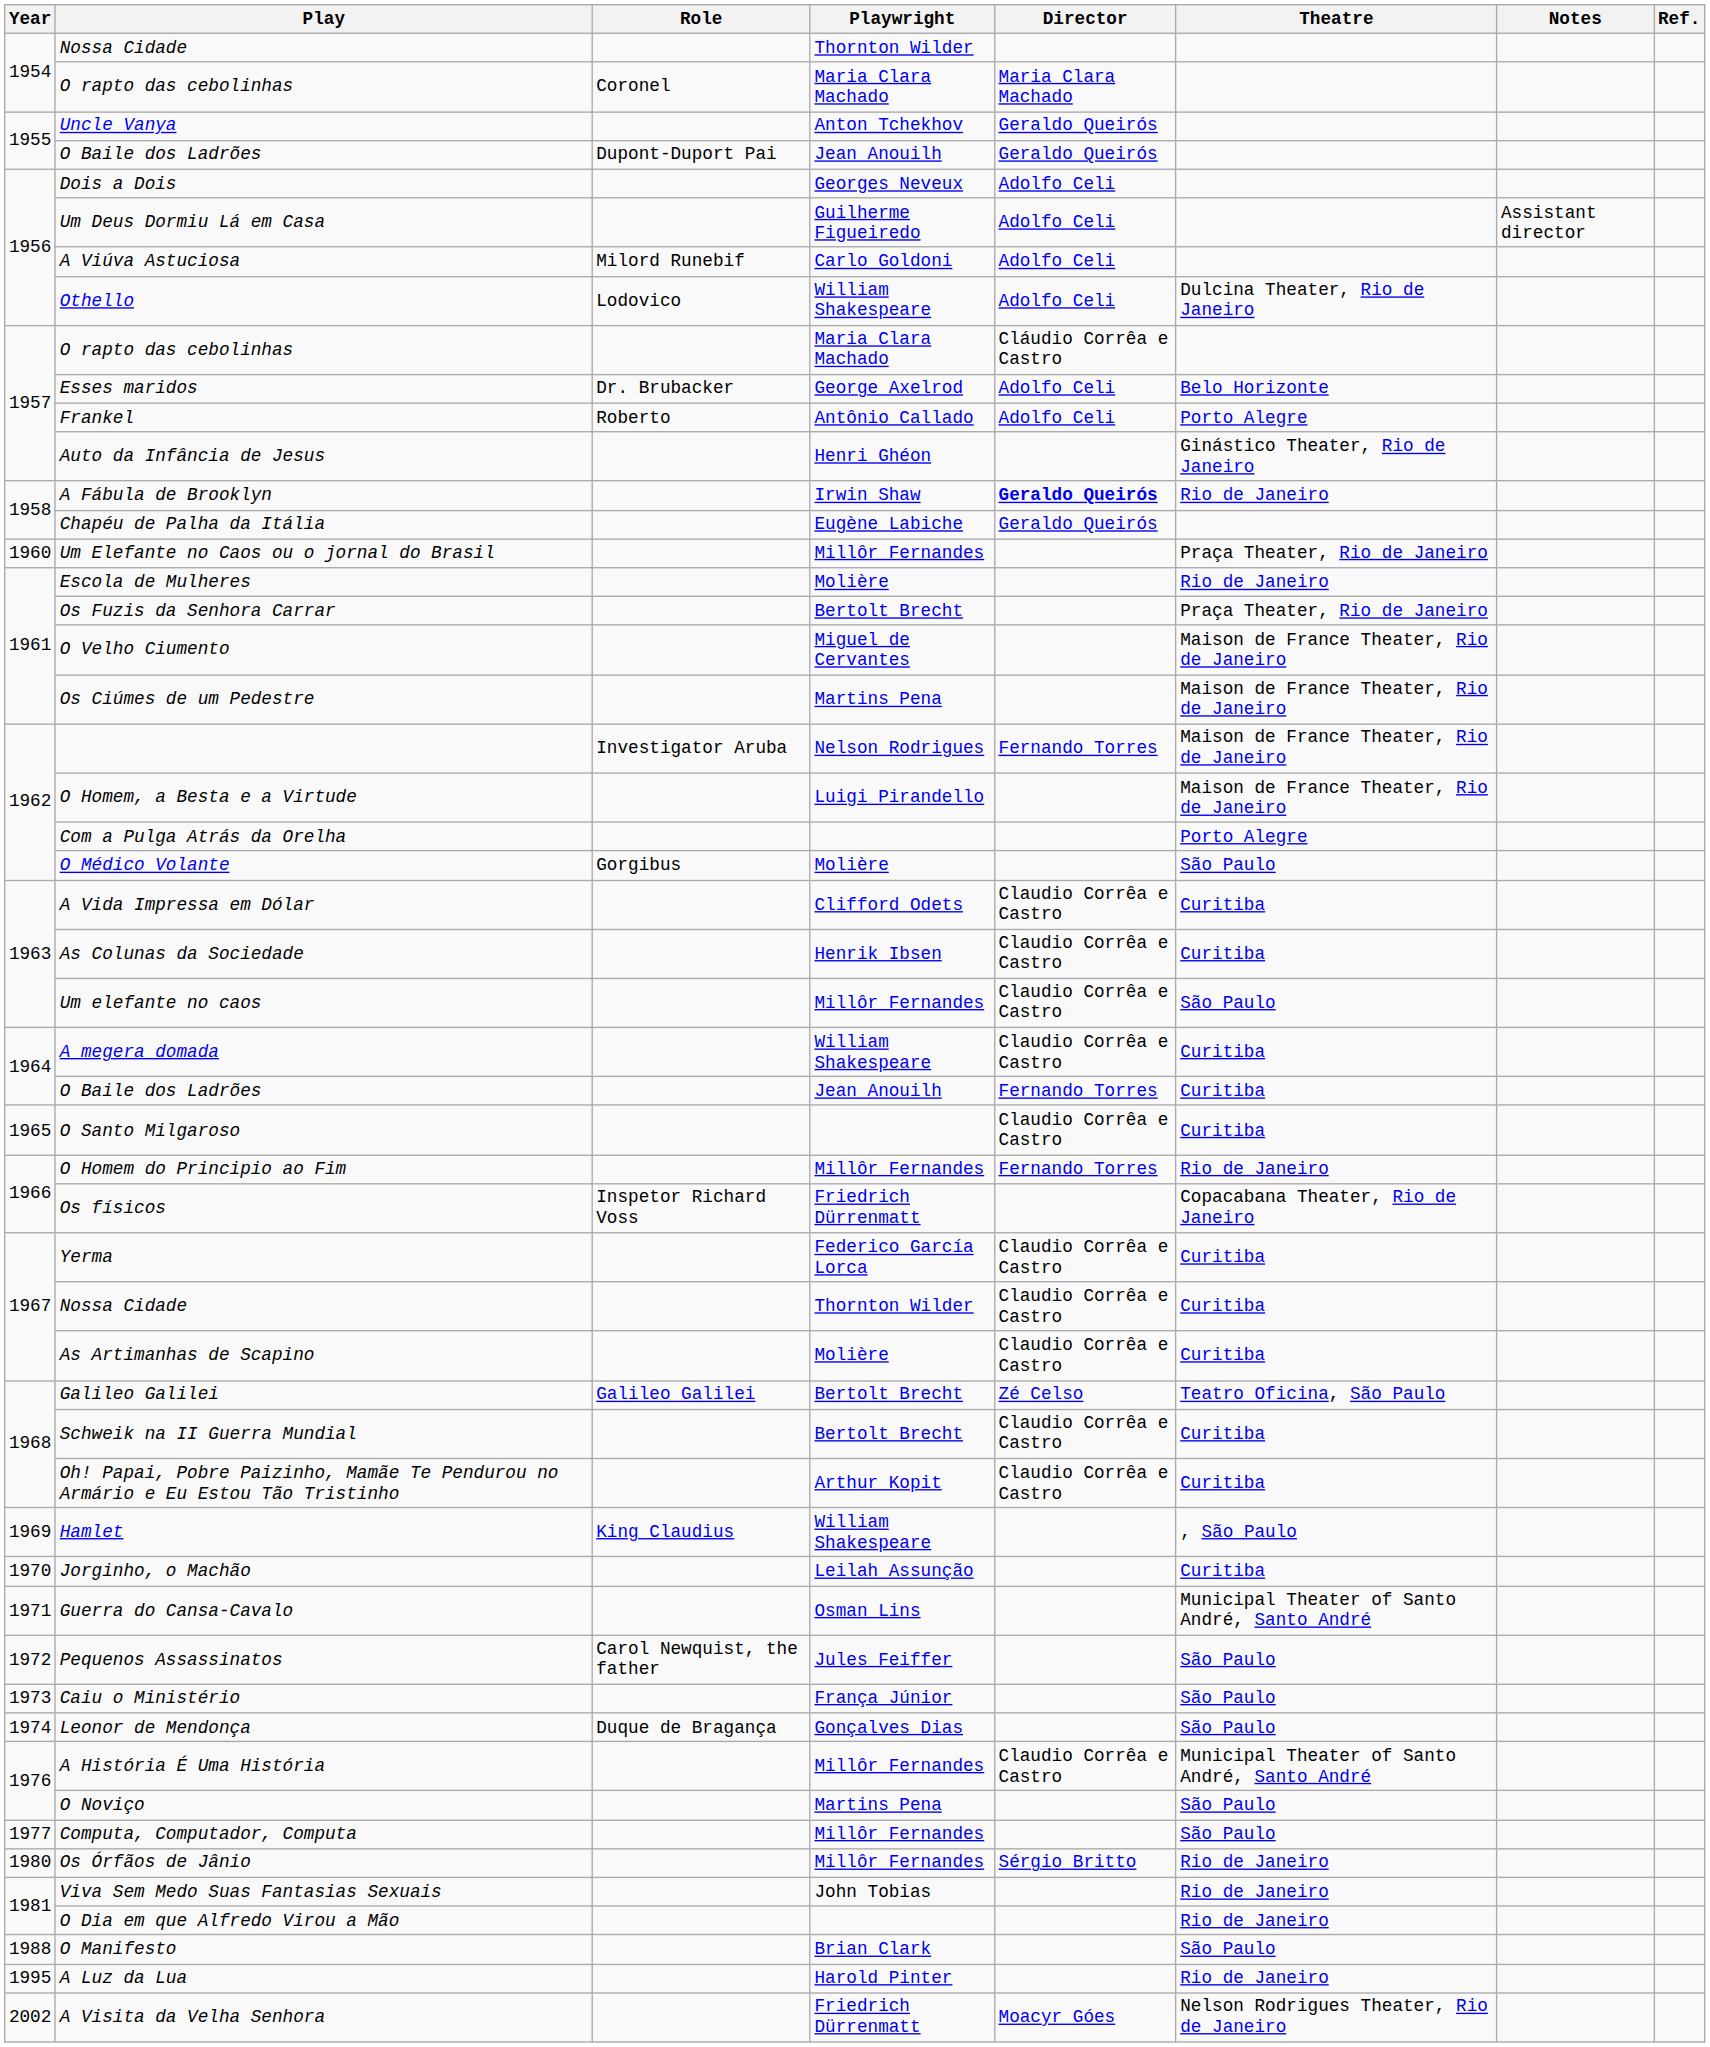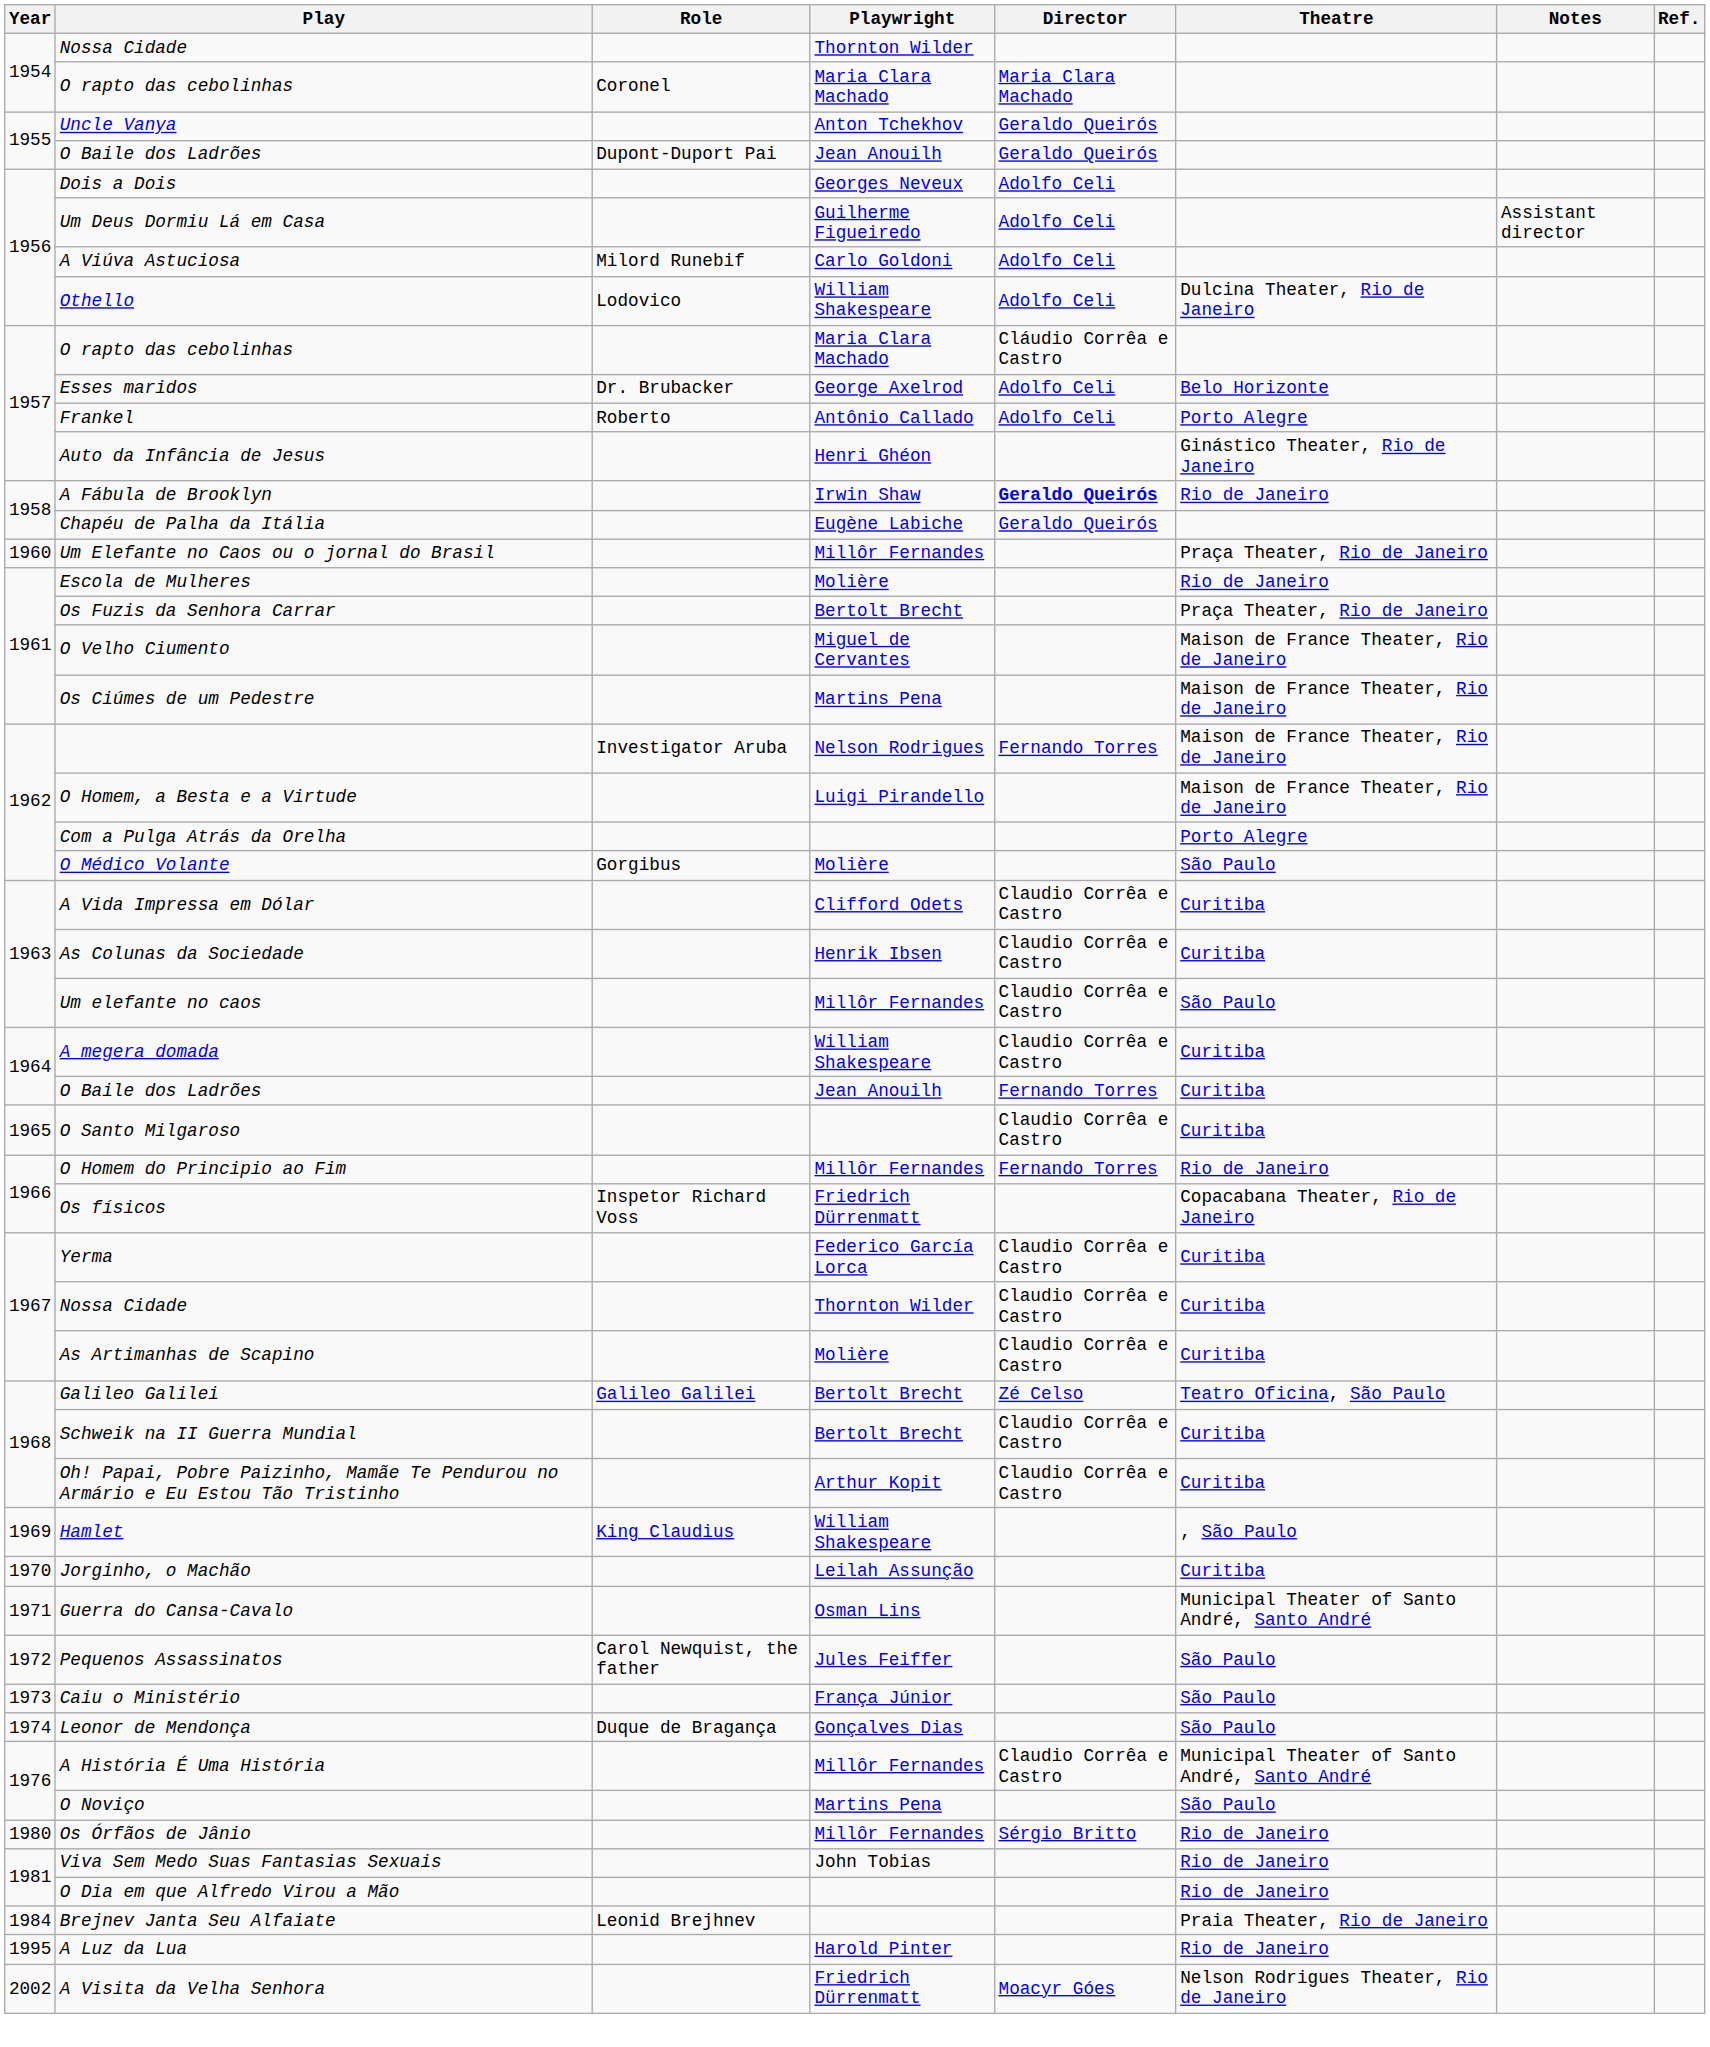- row: (30, 1834)
+ row: (30, 1921)
- row: (30, 1949)
